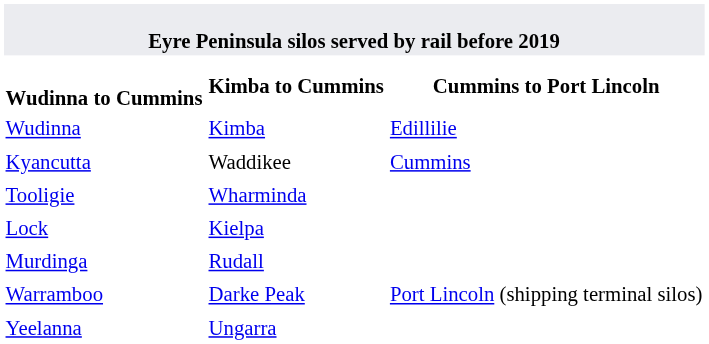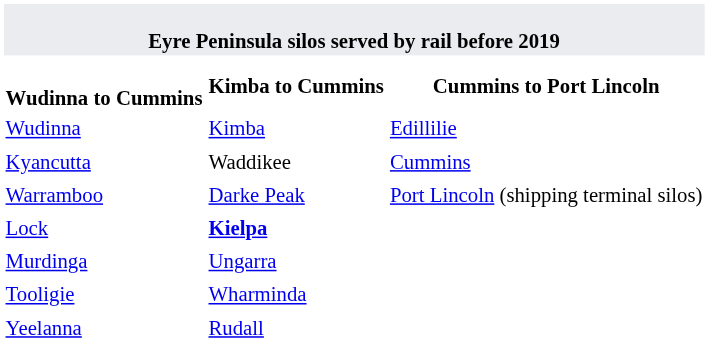rows swapped: (54, 295) <-> (40, 195)
(236, 228) normal -> (238, 228) bold
(236, 261) Rudall -> (243, 261) Ungarra
(243, 328) Ungarra -> (236, 328) Rudall
